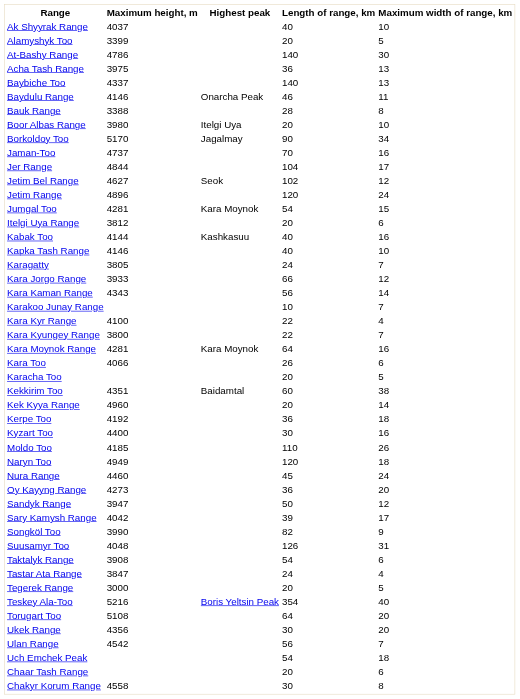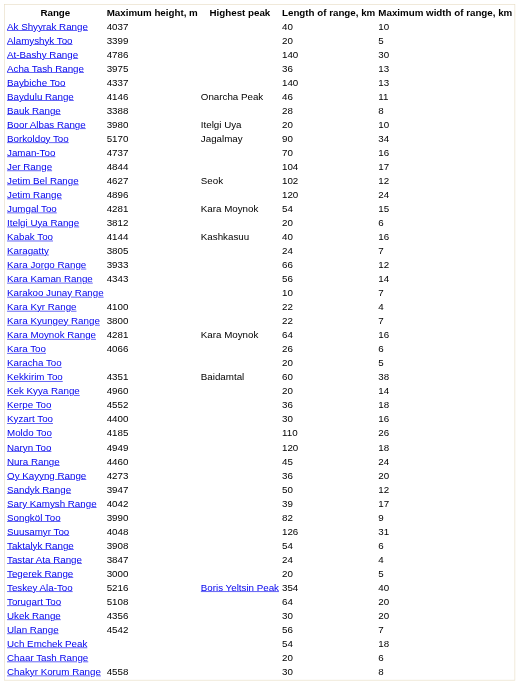- row: (48, 251)
(118, 419) 4192 -> (118, 405) 4552
